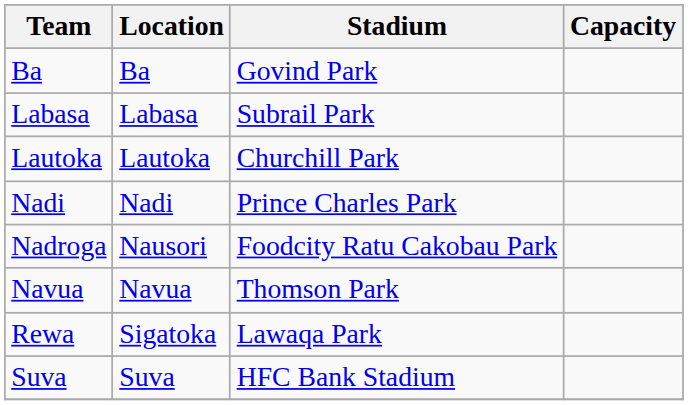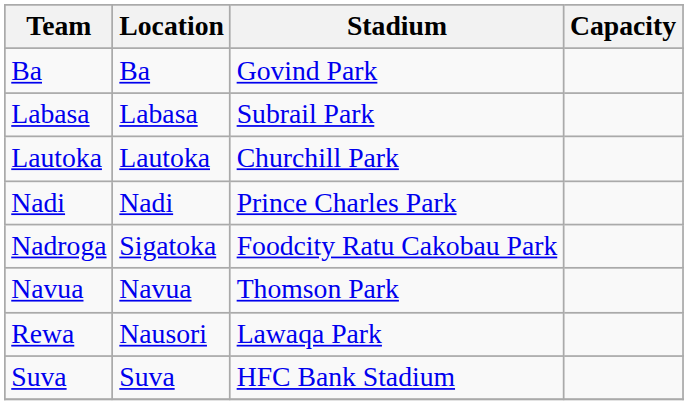(163, 245) Nausori -> (168, 245) Sigatoka
(168, 333) Sigatoka -> (163, 333) Nausori
